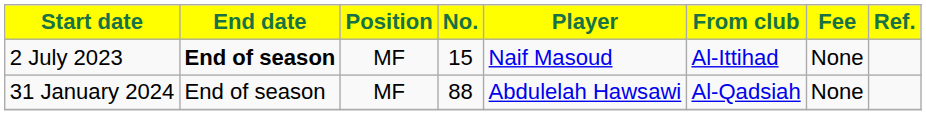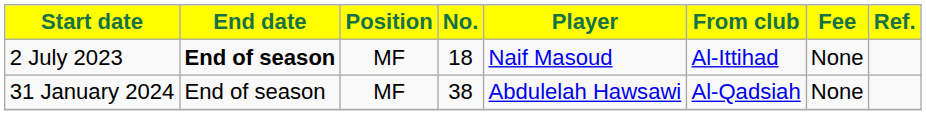(461, 57) 15 -> (461, 57) 18
(461, 92) 88 -> (461, 92) 38
